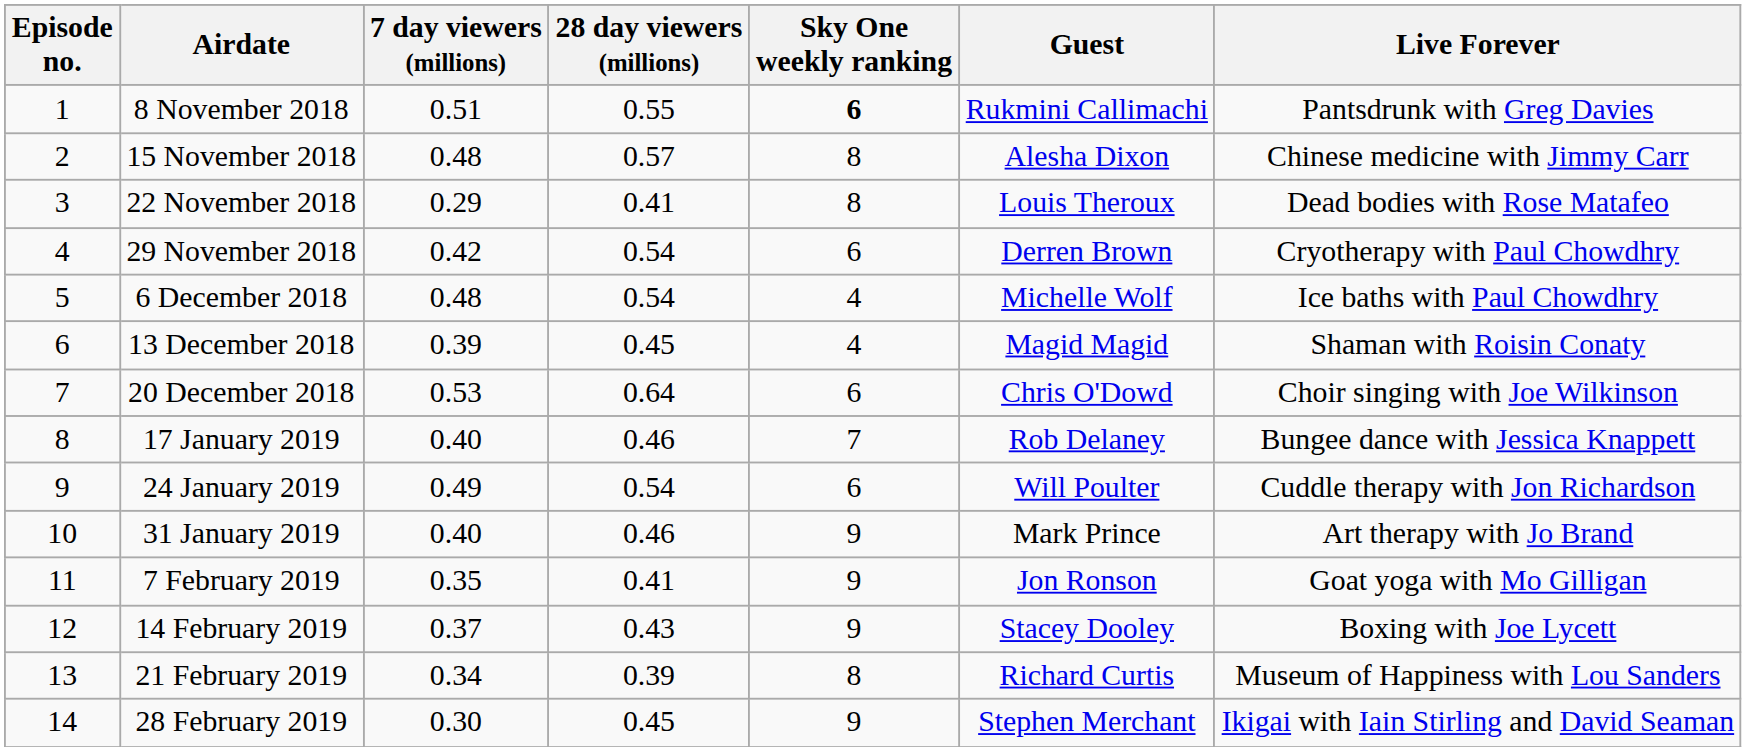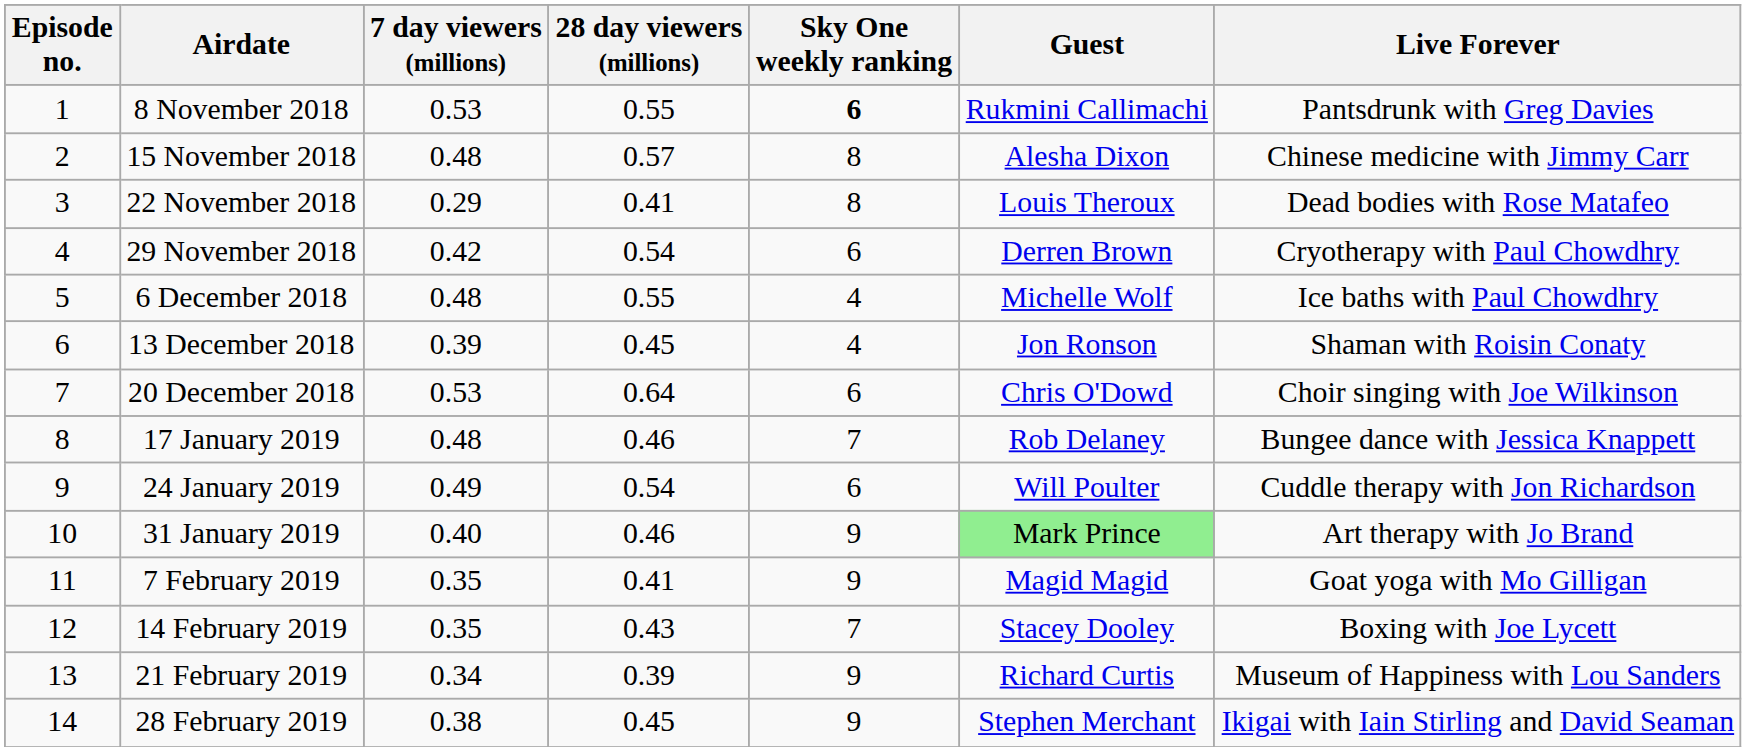(456, 108) 0.51 -> (456, 108) 0.53
(649, 297) 0.54 -> (649, 297) 0.55
(1087, 344) Magid Magid -> (1087, 344) Jon Ronson
(456, 439) 0.40 -> (456, 439) 0.48
(1087, 533) no background -> (1087, 533) lightgreen background
(1087, 580) Jon Ronson -> (1087, 580) Magid Magid
(456, 627) 0.37 -> (456, 627) 0.35
(854, 627) 9 -> (854, 627) 7
(854, 675) 8 -> (854, 675) 9
(456, 722) 0.30 -> (456, 722) 0.38
